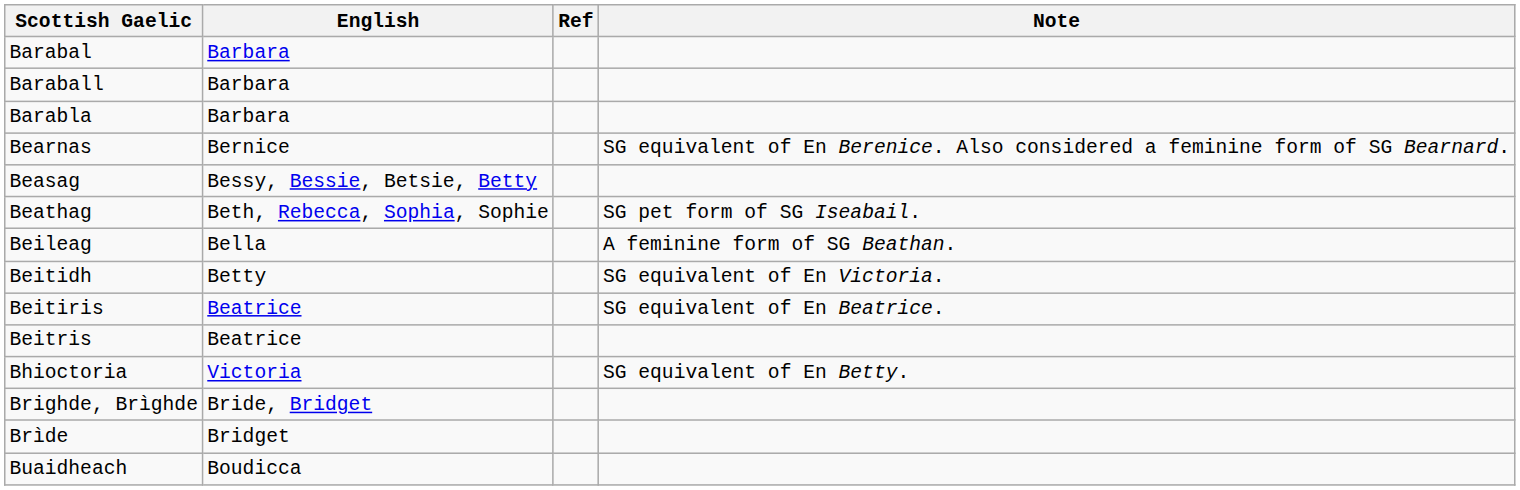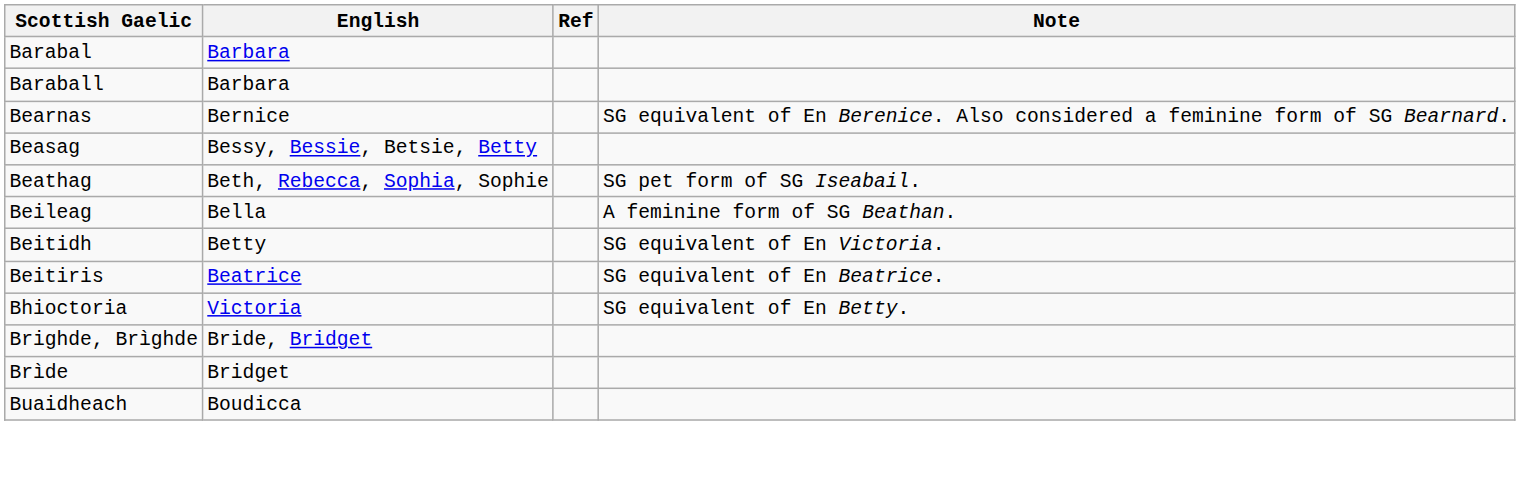- row: (51, 117)
- row: (51, 341)
